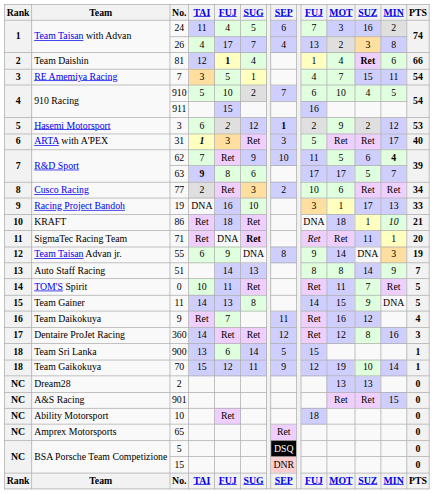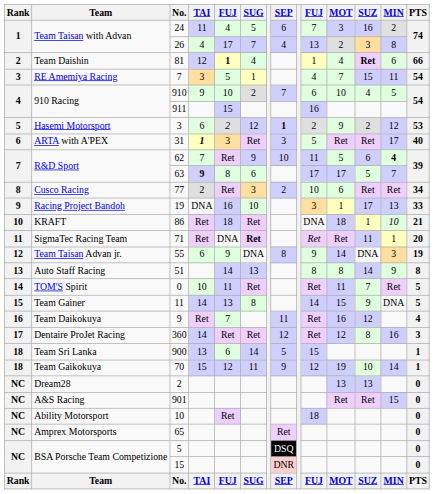(202, 92) 5 -> (202, 92) 9
(418, 270) 7 -> (418, 270) 8
